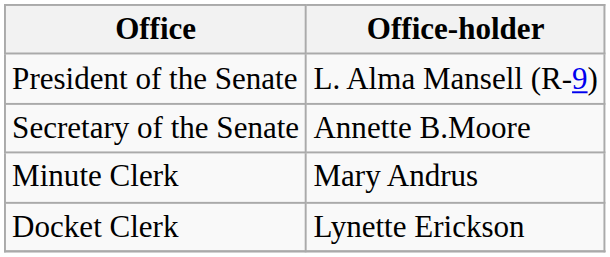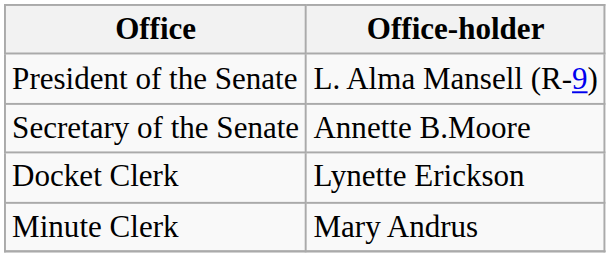rows swapped: (95, 176) <-> (95, 226)
